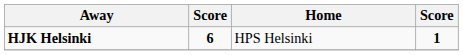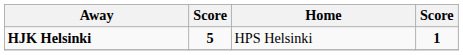(210, 38) 6 -> (210, 38) 5
